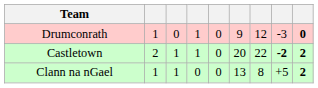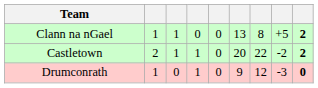rows swapped: (75, 72) <-> (75, 33)
(282, 53) bold -> (282, 53) normal
